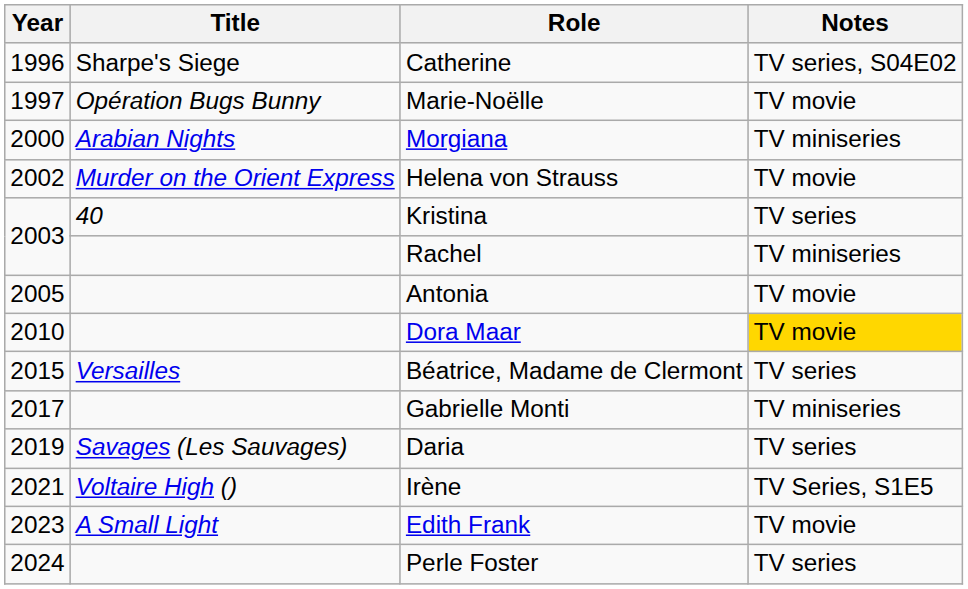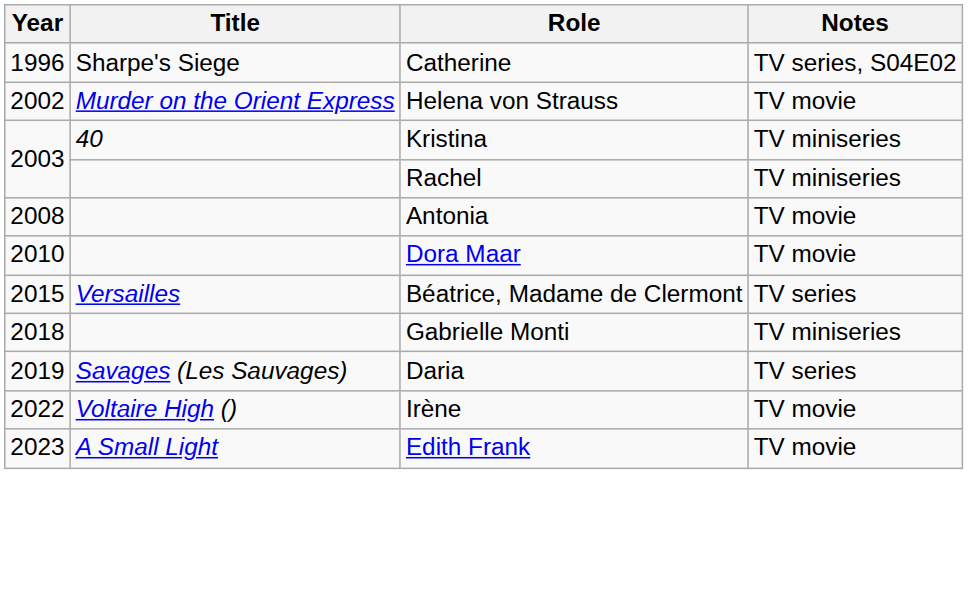- row: (475, 100)
- row: (457, 139)
(805, 216) TV series -> (827, 139) TV miniseries
(37, 293) 2005 -> (37, 216) 2008
(805, 332) gold background -> (805, 255) no background
(37, 409) 2017 -> (37, 332) 2018
(37, 486) 2021 -> (37, 409) 2022
(844, 486) TV Series, S1E5 -> (805, 409) TV movie
- row: (472, 563)
